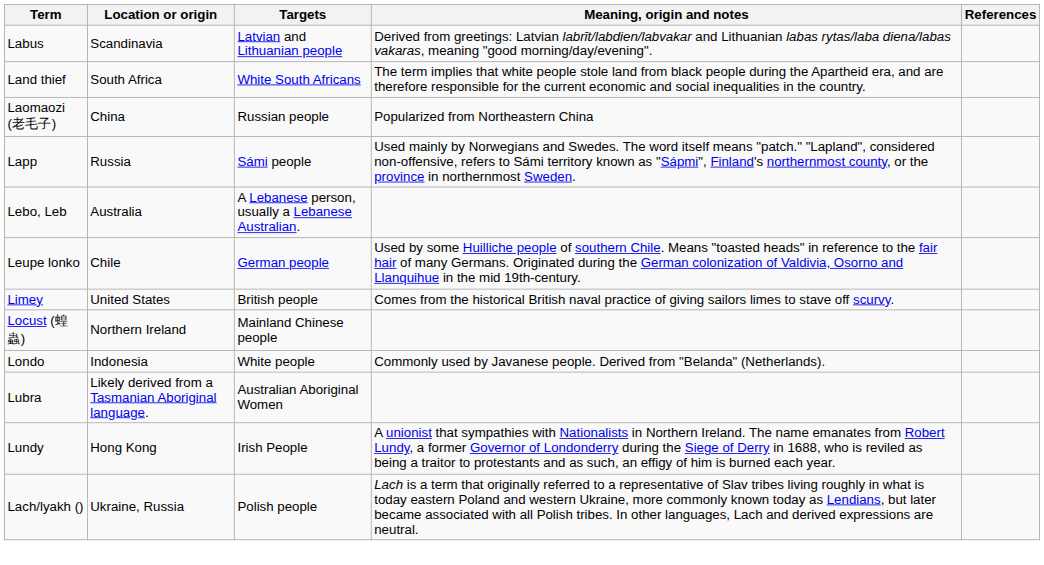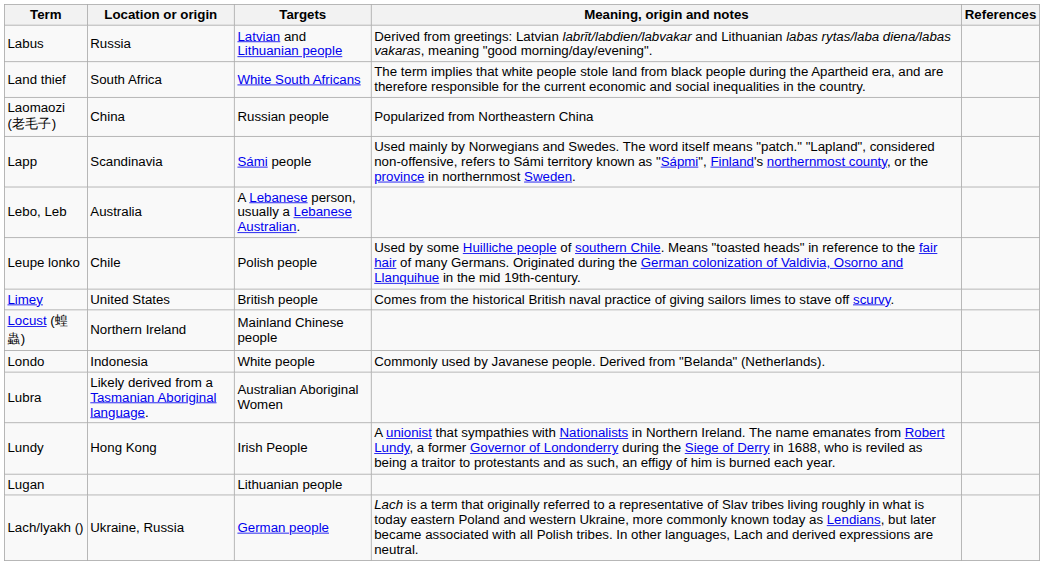(126, 43) Scandinavia -> (111, 43) Russia
(111, 161) Russia -> (126, 161) Scandinavia
(283, 263) German people -> (277, 263) Polish people
+ row: (26, 484)
(277, 506) Polish people -> (283, 527) German people
